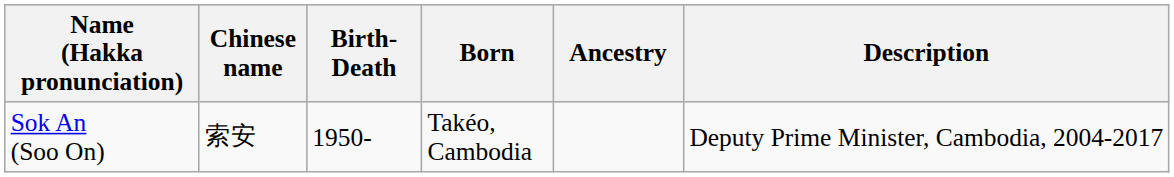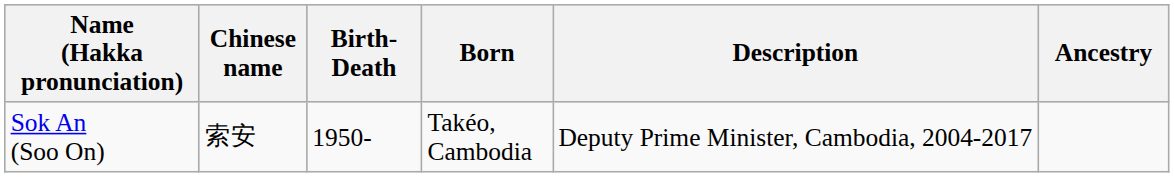columns swapped: (618, 53) <-> (926, 53)
